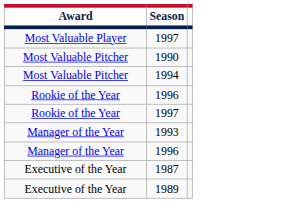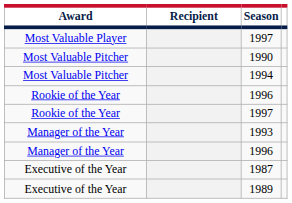+ column: (194, 16)
